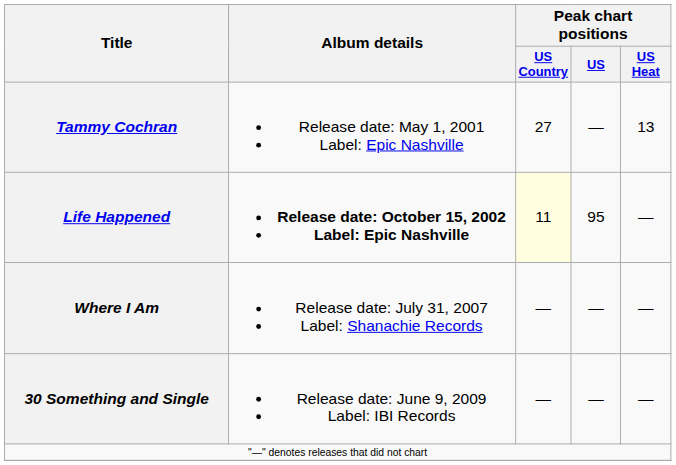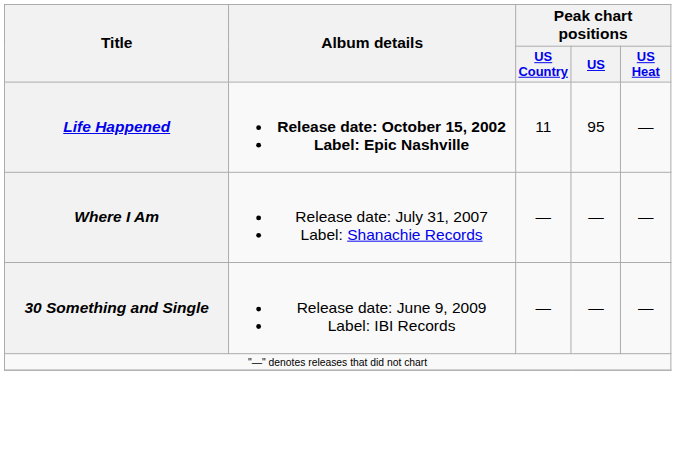- row: (117, 127)
(543, 217) lightyellow background -> (543, 127) no background
